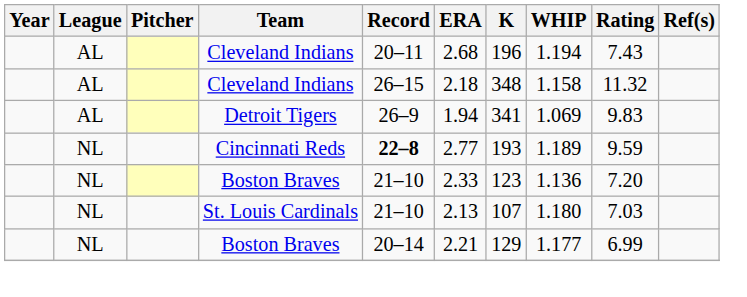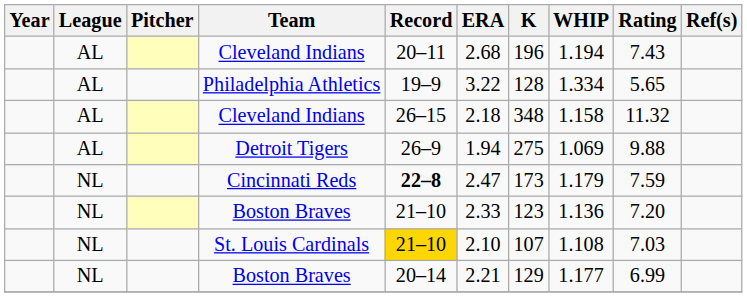+ row: (90, 84)
(506, 116) 341 -> (529, 148) 275
(625, 116) 9.83 -> (647, 148) 9.88
(461, 148) 2.77 -> (483, 180) 2.47
(506, 148) 193 -> (529, 180) 173
(559, 148) 1.189 -> (581, 180) 1.179
(625, 148) 9.59 -> (647, 180) 7.59
(399, 212) no background -> (421, 244) gold background
(461, 212) 2.13 -> (483, 244) 2.10
(559, 212) 1.180 -> (581, 244) 1.108
